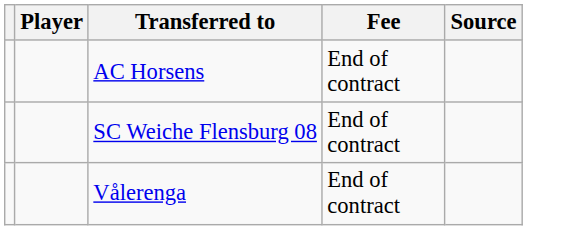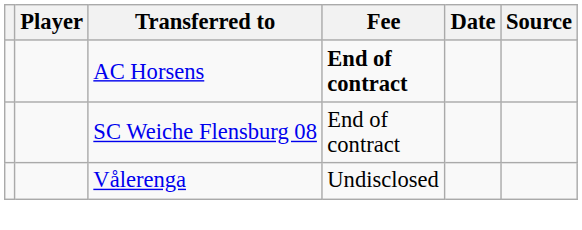+ column: (473, 22)
(364, 70) normal -> (367, 70) bold
(364, 193) End of contract -> (383, 180) Undisclosed
